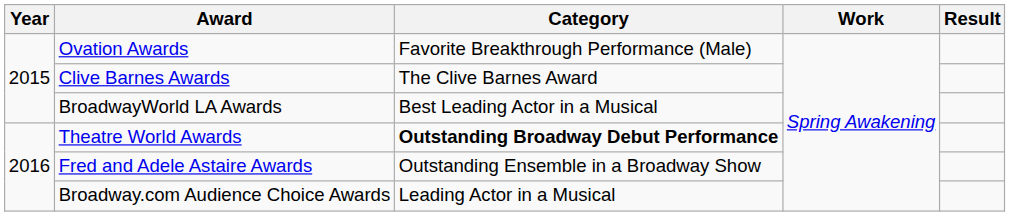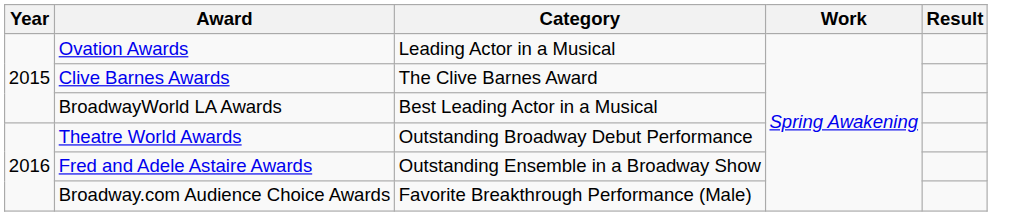(575, 48) Favorite Breakthrough Performance (Male) -> (507, 48) Leading Actor in a Musical
(589, 136) bold -> (576, 136) normal
(507, 195) Leading Actor in a Musical -> (575, 195) Favorite Breakthrough Performance (Male)
